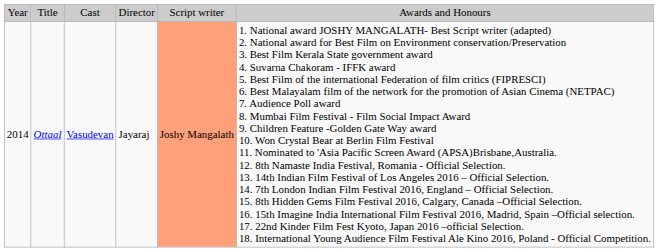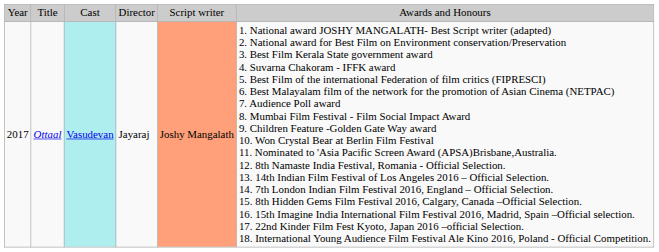(18, 134) 2014 -> (18, 134) 2017
(90, 134) no background -> (90, 134) paleturquoise background
